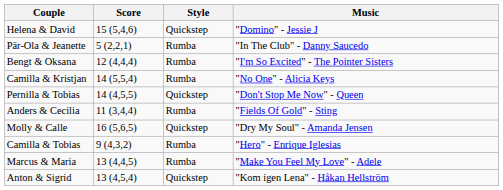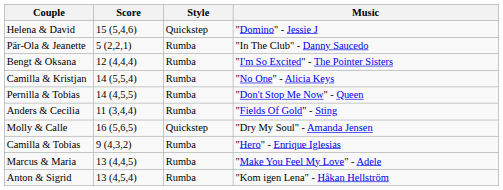(187, 95) Quickstep -> (181, 95) Rumba
(187, 177) Quickstep -> (181, 177) Rumba
